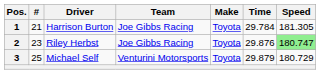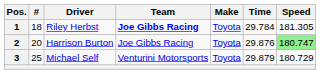(37, 27) 21 -> (37, 27) 18
(80, 27) Harrison Burton -> (72, 27) Riley Herbst
(156, 27) normal -> (158, 27) bold
(37, 42) 23 -> (37, 42) 20
(72, 42) Riley Herbst -> (80, 42) Harrison Burton
